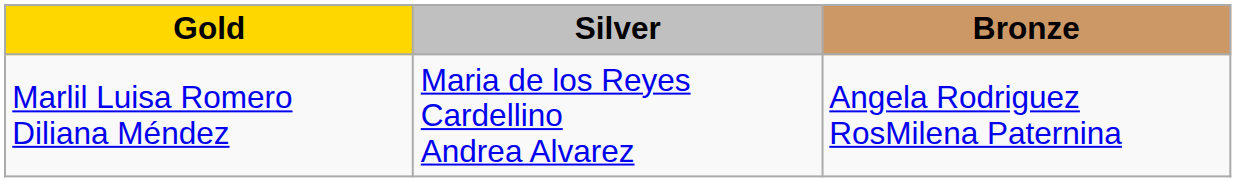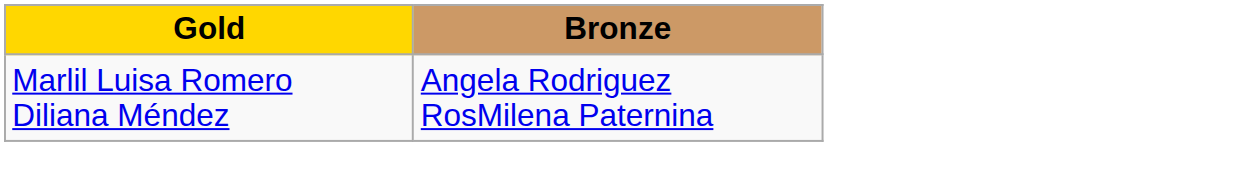- column: (618, 29)
